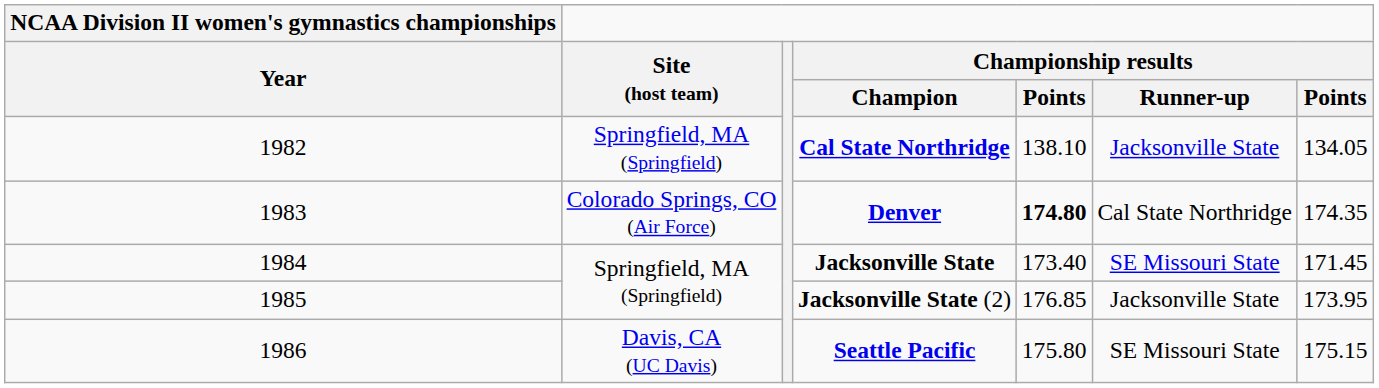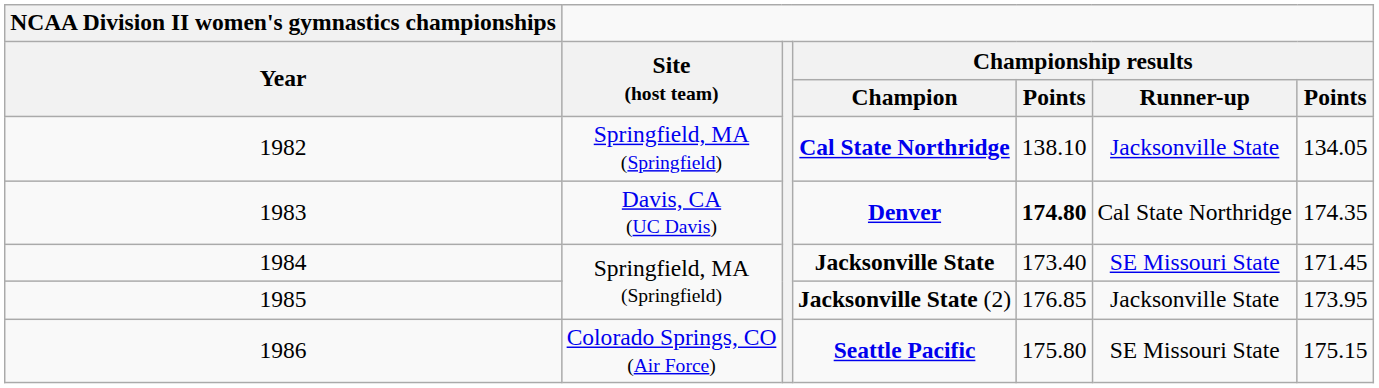(672, 212) Colorado Springs, CO (Air Force) -> (671, 212) Davis, CA (UC Davis)
(671, 350) Davis, CA (UC Davis) -> (672, 350) Colorado Springs, CO (Air Force)
